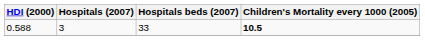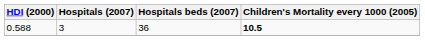(144, 27) 33 -> (144, 27) 36
